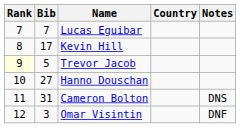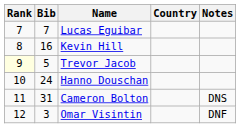(46, 47) 17 -> (46, 47) 16
(46, 81) 27 -> (46, 81) 24
